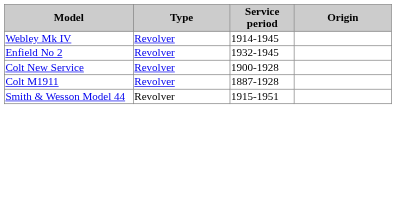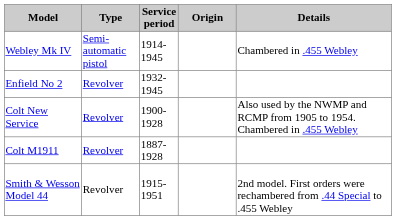+ column: (314, 17)
(155, 38) Revolver -> (105, 51) Semi-automatic pistol
